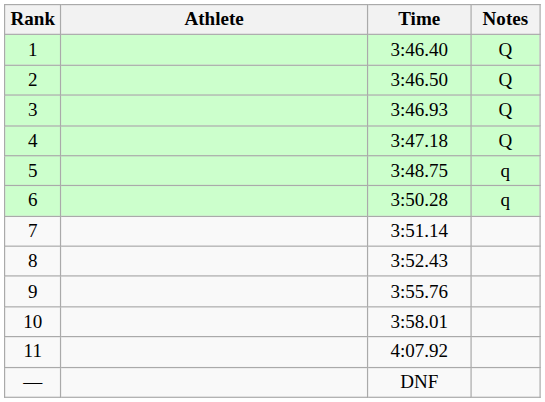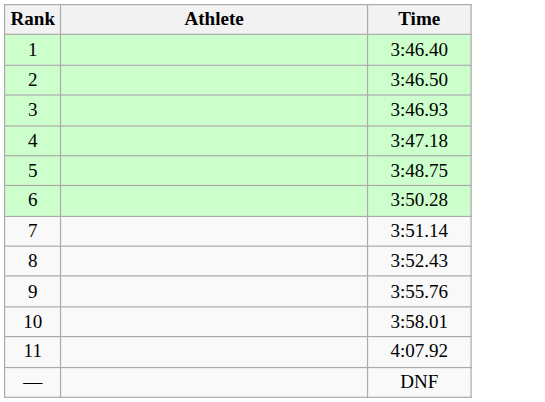- column: (505, 19)
